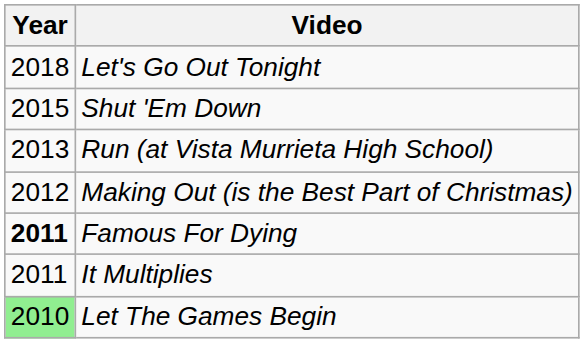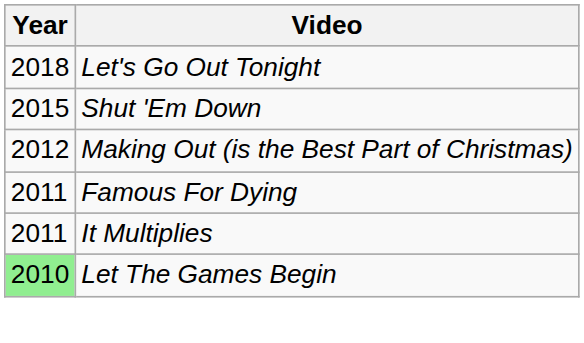- row: (287, 150)
(39, 233) bold -> (39, 191) normal
